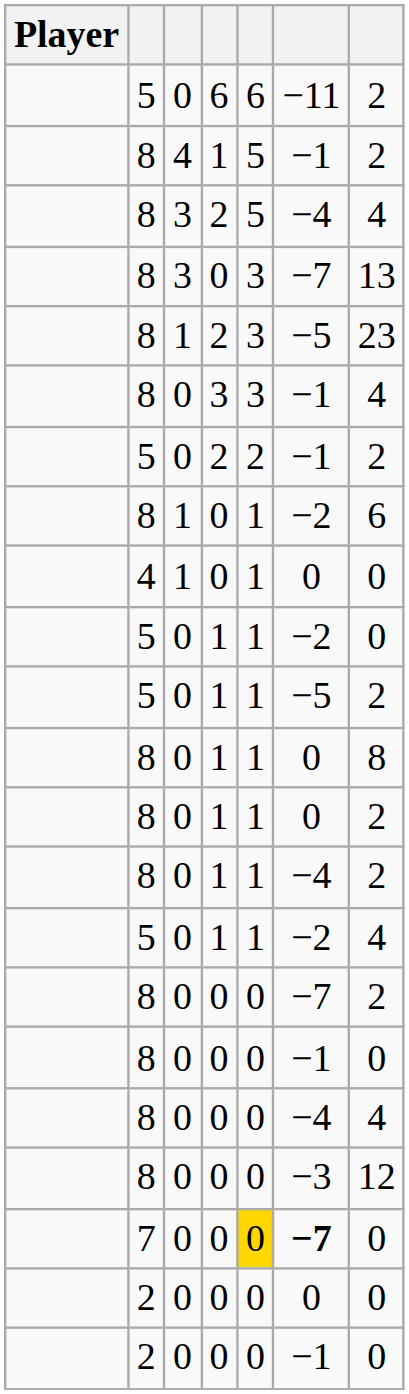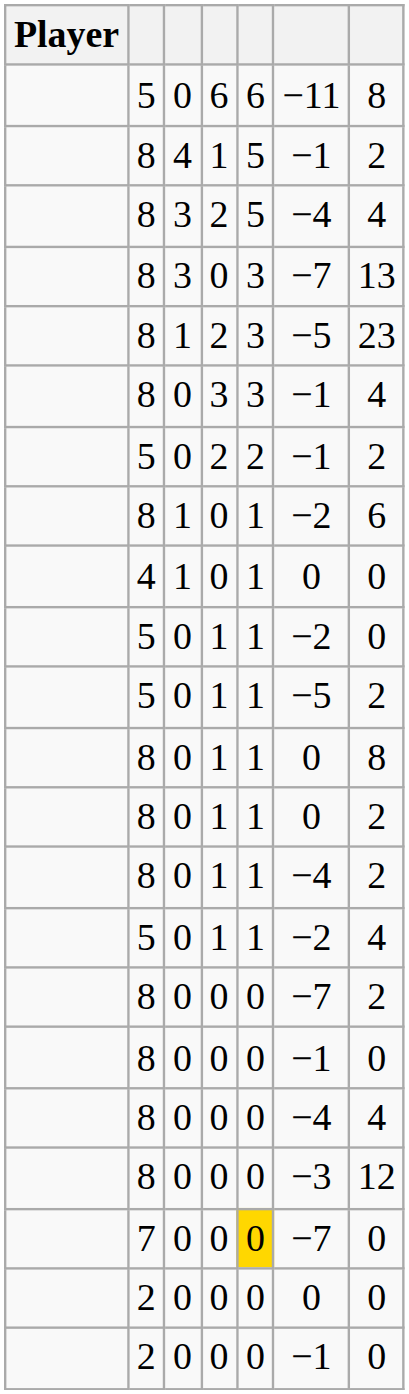(377, 94) 2 -> (377, 94) 8
(311, 1237) bold -> (311, 1237) normal
